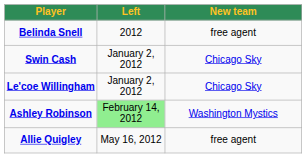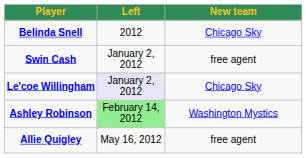(233, 33) free agent -> (233, 33) Chicago Sky
(233, 59) Chicago Sky -> (233, 59) free agent
(131, 86) no background -> (131, 86) lavender background
